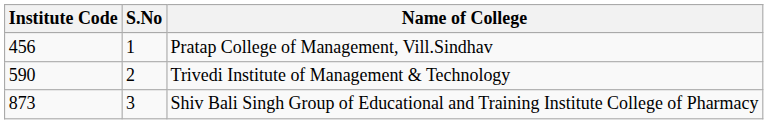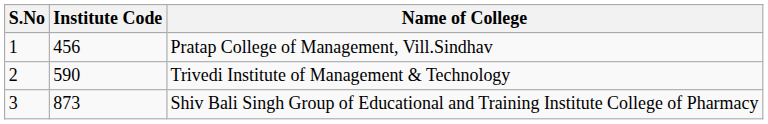columns swapped: (144, 18) <-> (63, 18)
